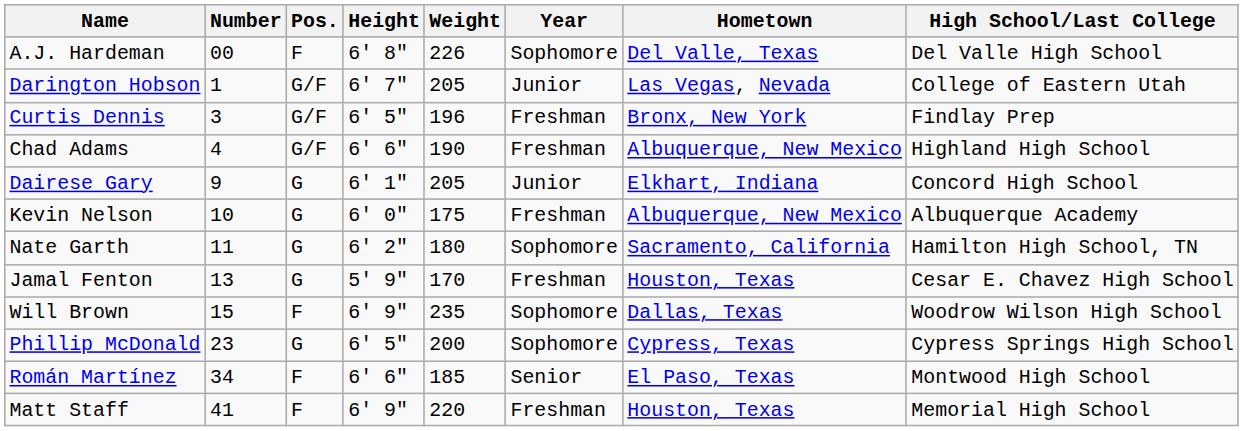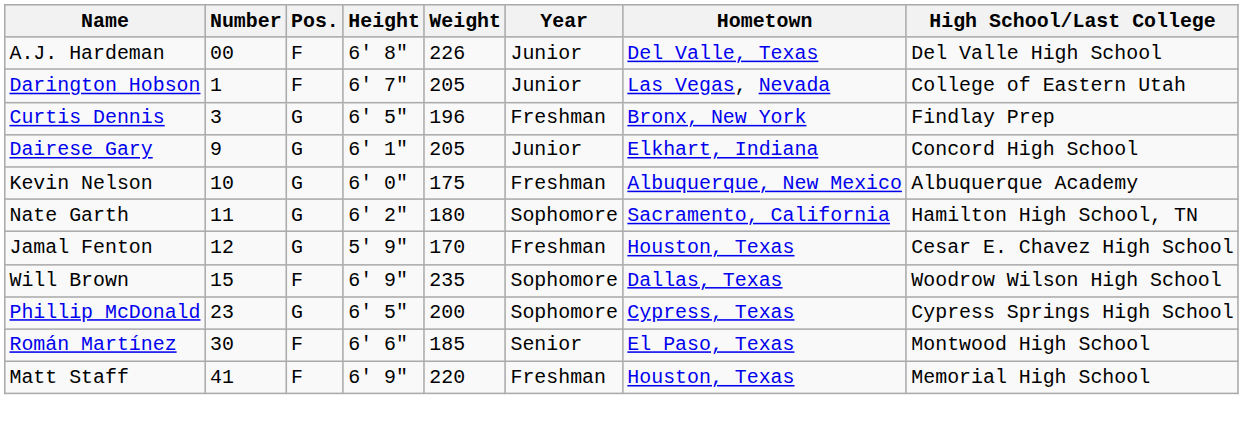(564, 53) Sophomore -> (546, 53) Junior
(309, 86) G/F -> (297, 86) F
(309, 118) G/F -> (297, 118) G
- row: (69, 151)
(222, 280) 13 -> (222, 248) 12
(222, 378) 34 -> (222, 345) 30
